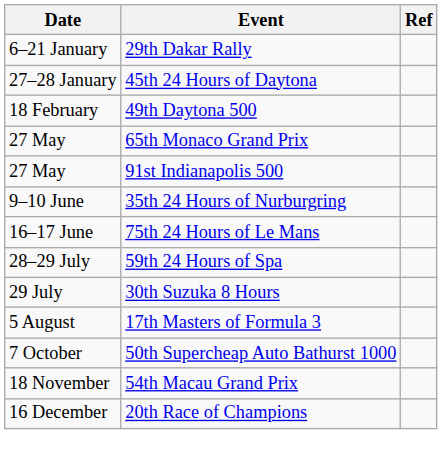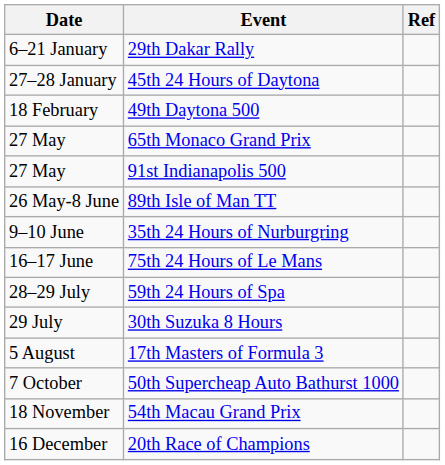+ row: (202, 200)
